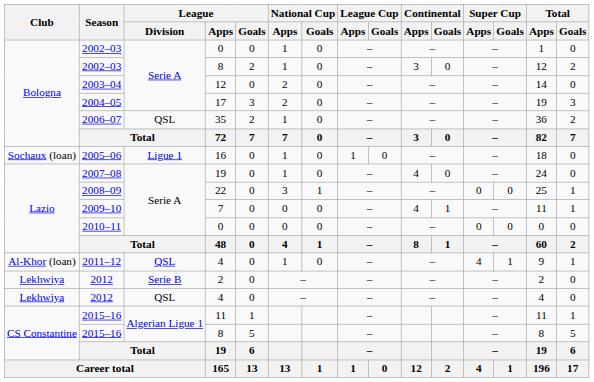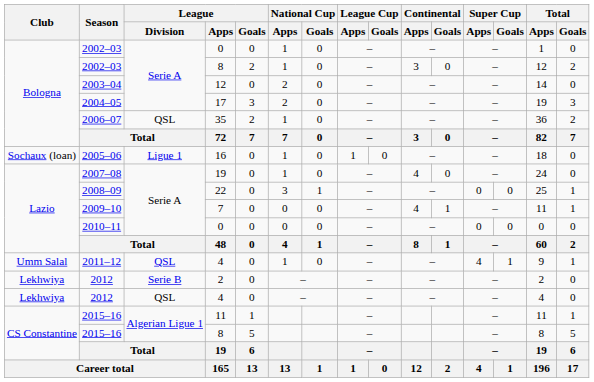(42, 262) Al-Khor (loan) -> (42, 262) Umm Salal
